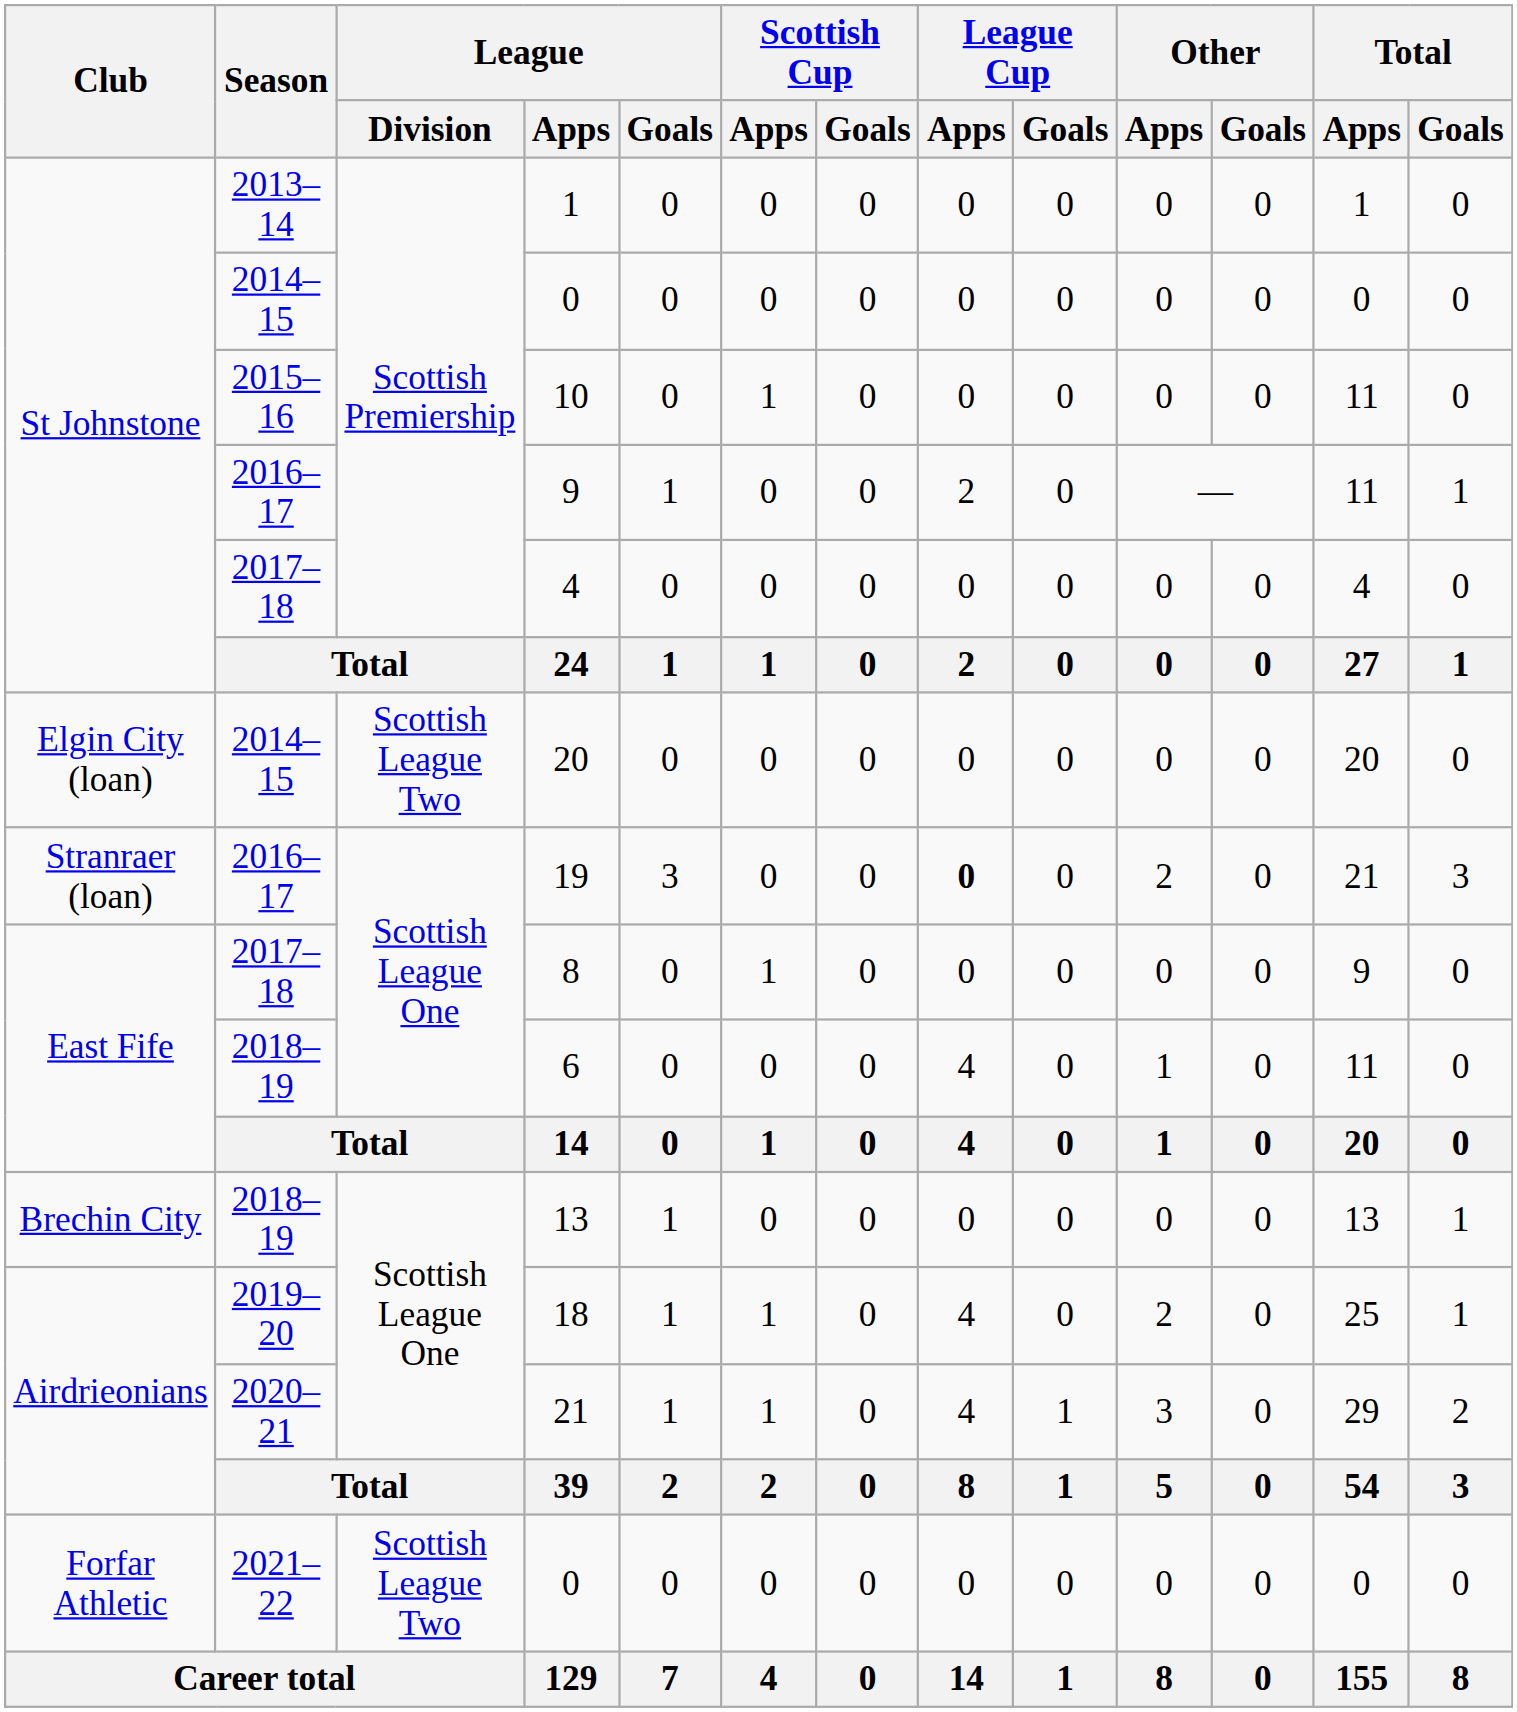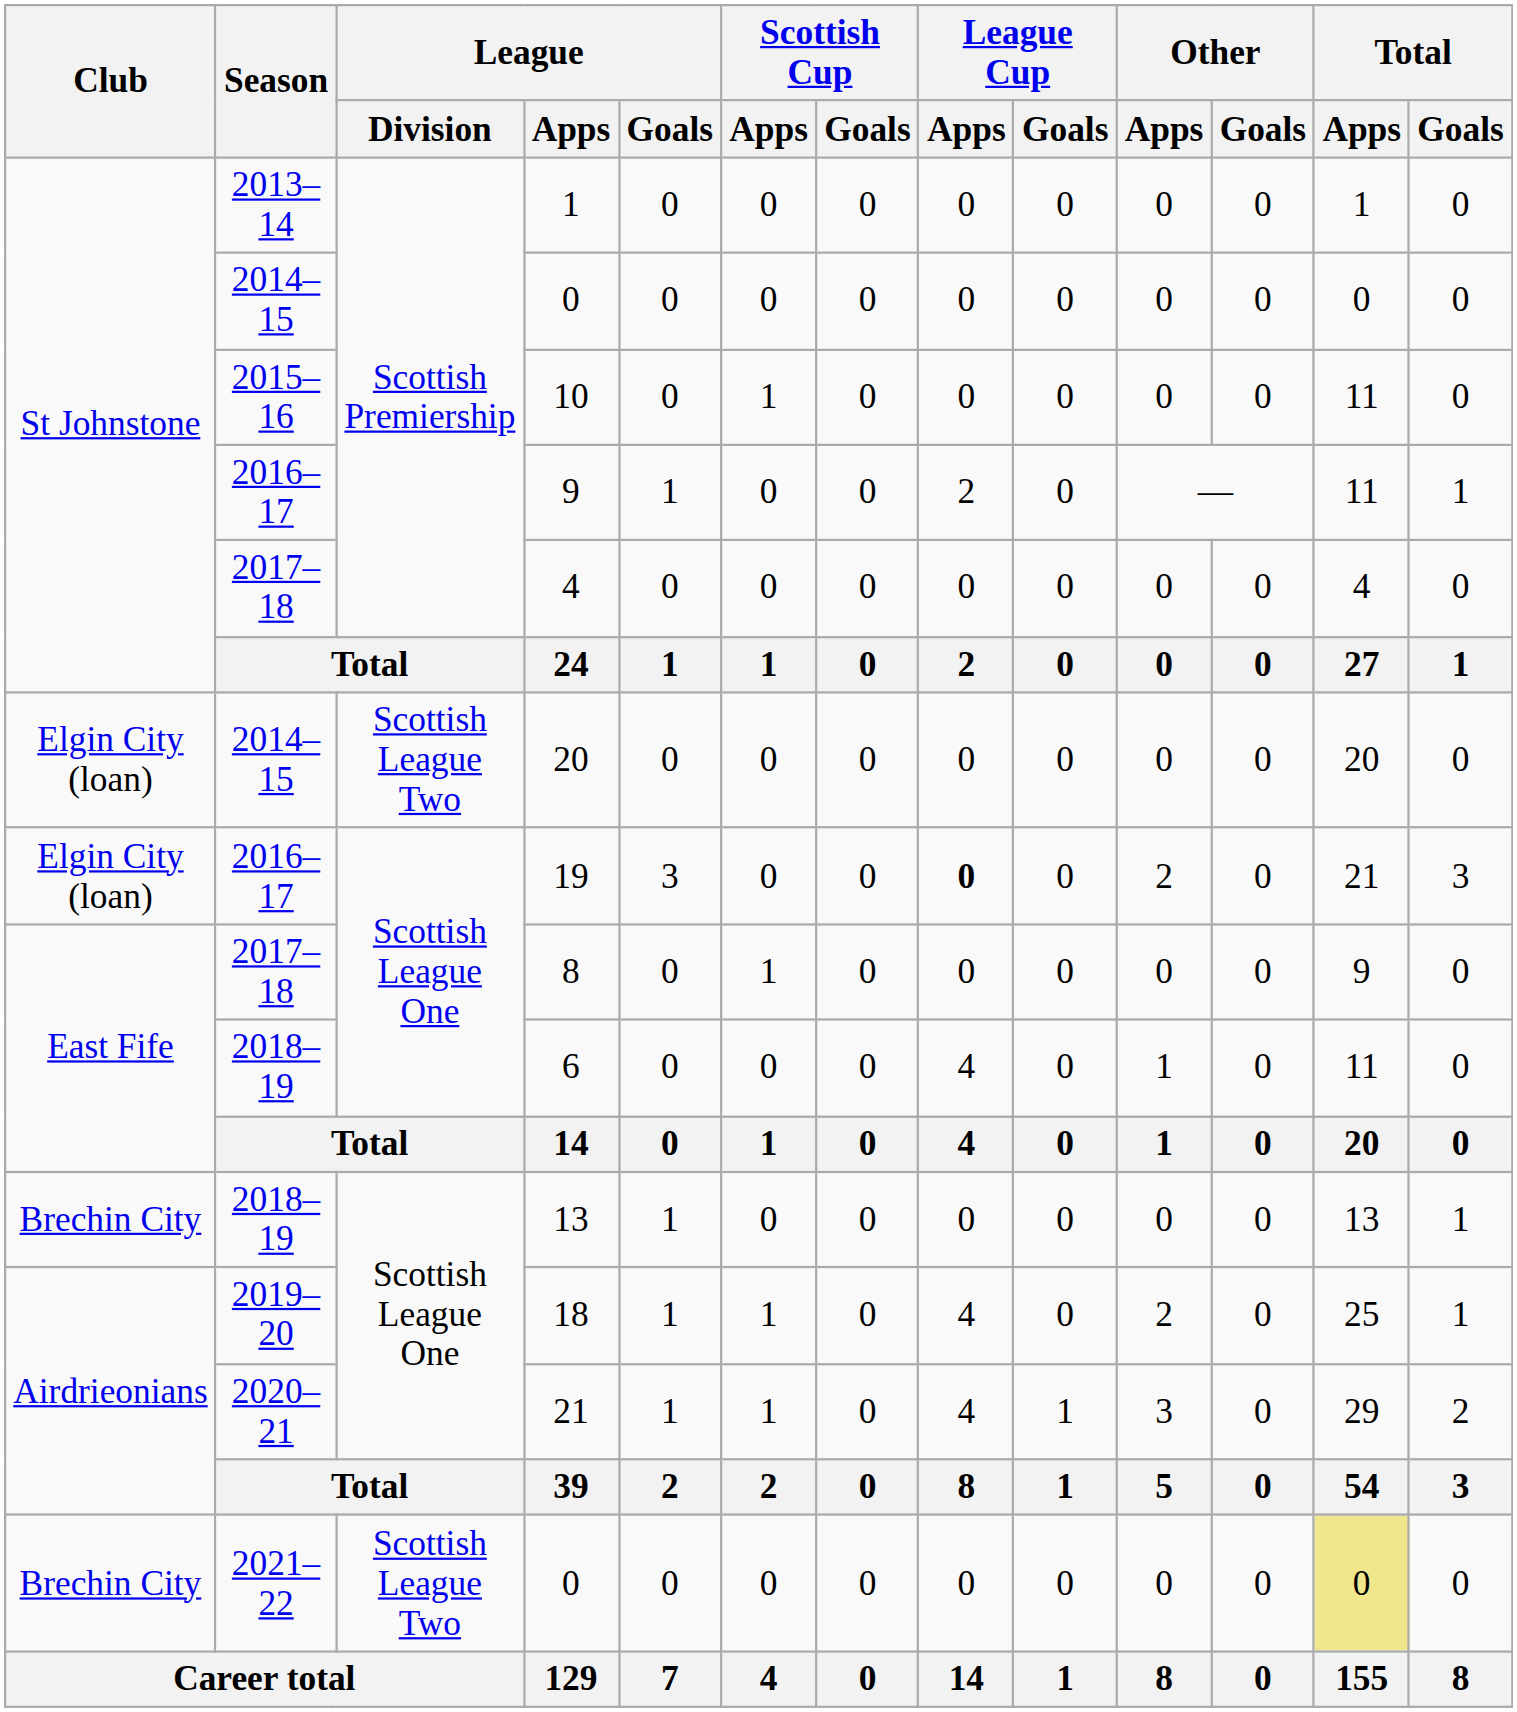(110, 875) Stranraer (loan) -> (110, 875) Elgin City (loan)
(110, 1582) Forfar Athletic -> (110, 1582) Brechin City
(1362, 1582) no background -> (1362, 1582) khaki background
